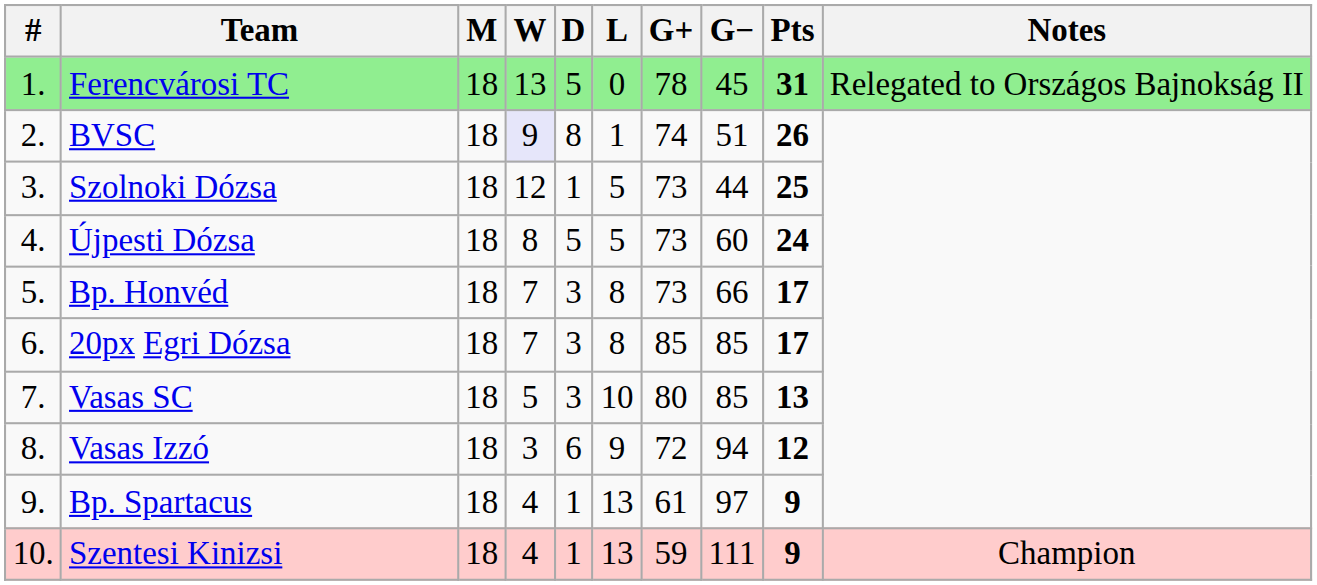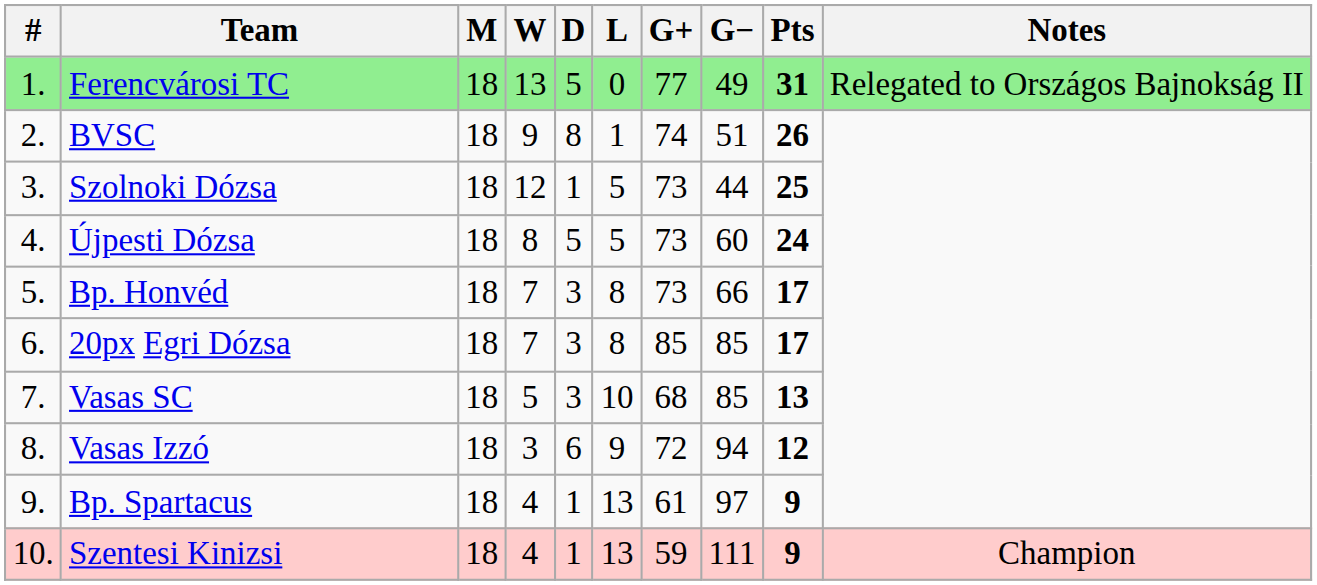(671, 82) 78 -> (671, 82) 77
(732, 82) 45 -> (732, 82) 49
(530, 135) lavender background -> (530, 135) no background
(671, 396) 80 -> (671, 396) 68
